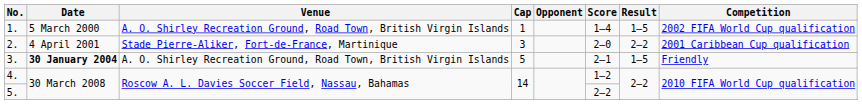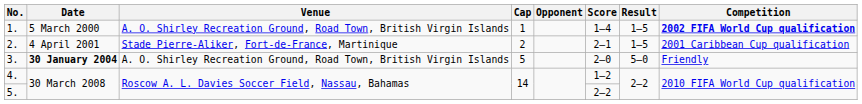(758, 28) normal -> (758, 28) bold
(523, 44) 3 -> (523, 44) 2
(602, 44) 2–0 -> (602, 44) 2–1
(639, 44) 2–2 -> (639, 44) 1–5
(602, 60) 2–1 -> (602, 60) 2–0
(639, 60) 1–5 -> (639, 60) 5–0
